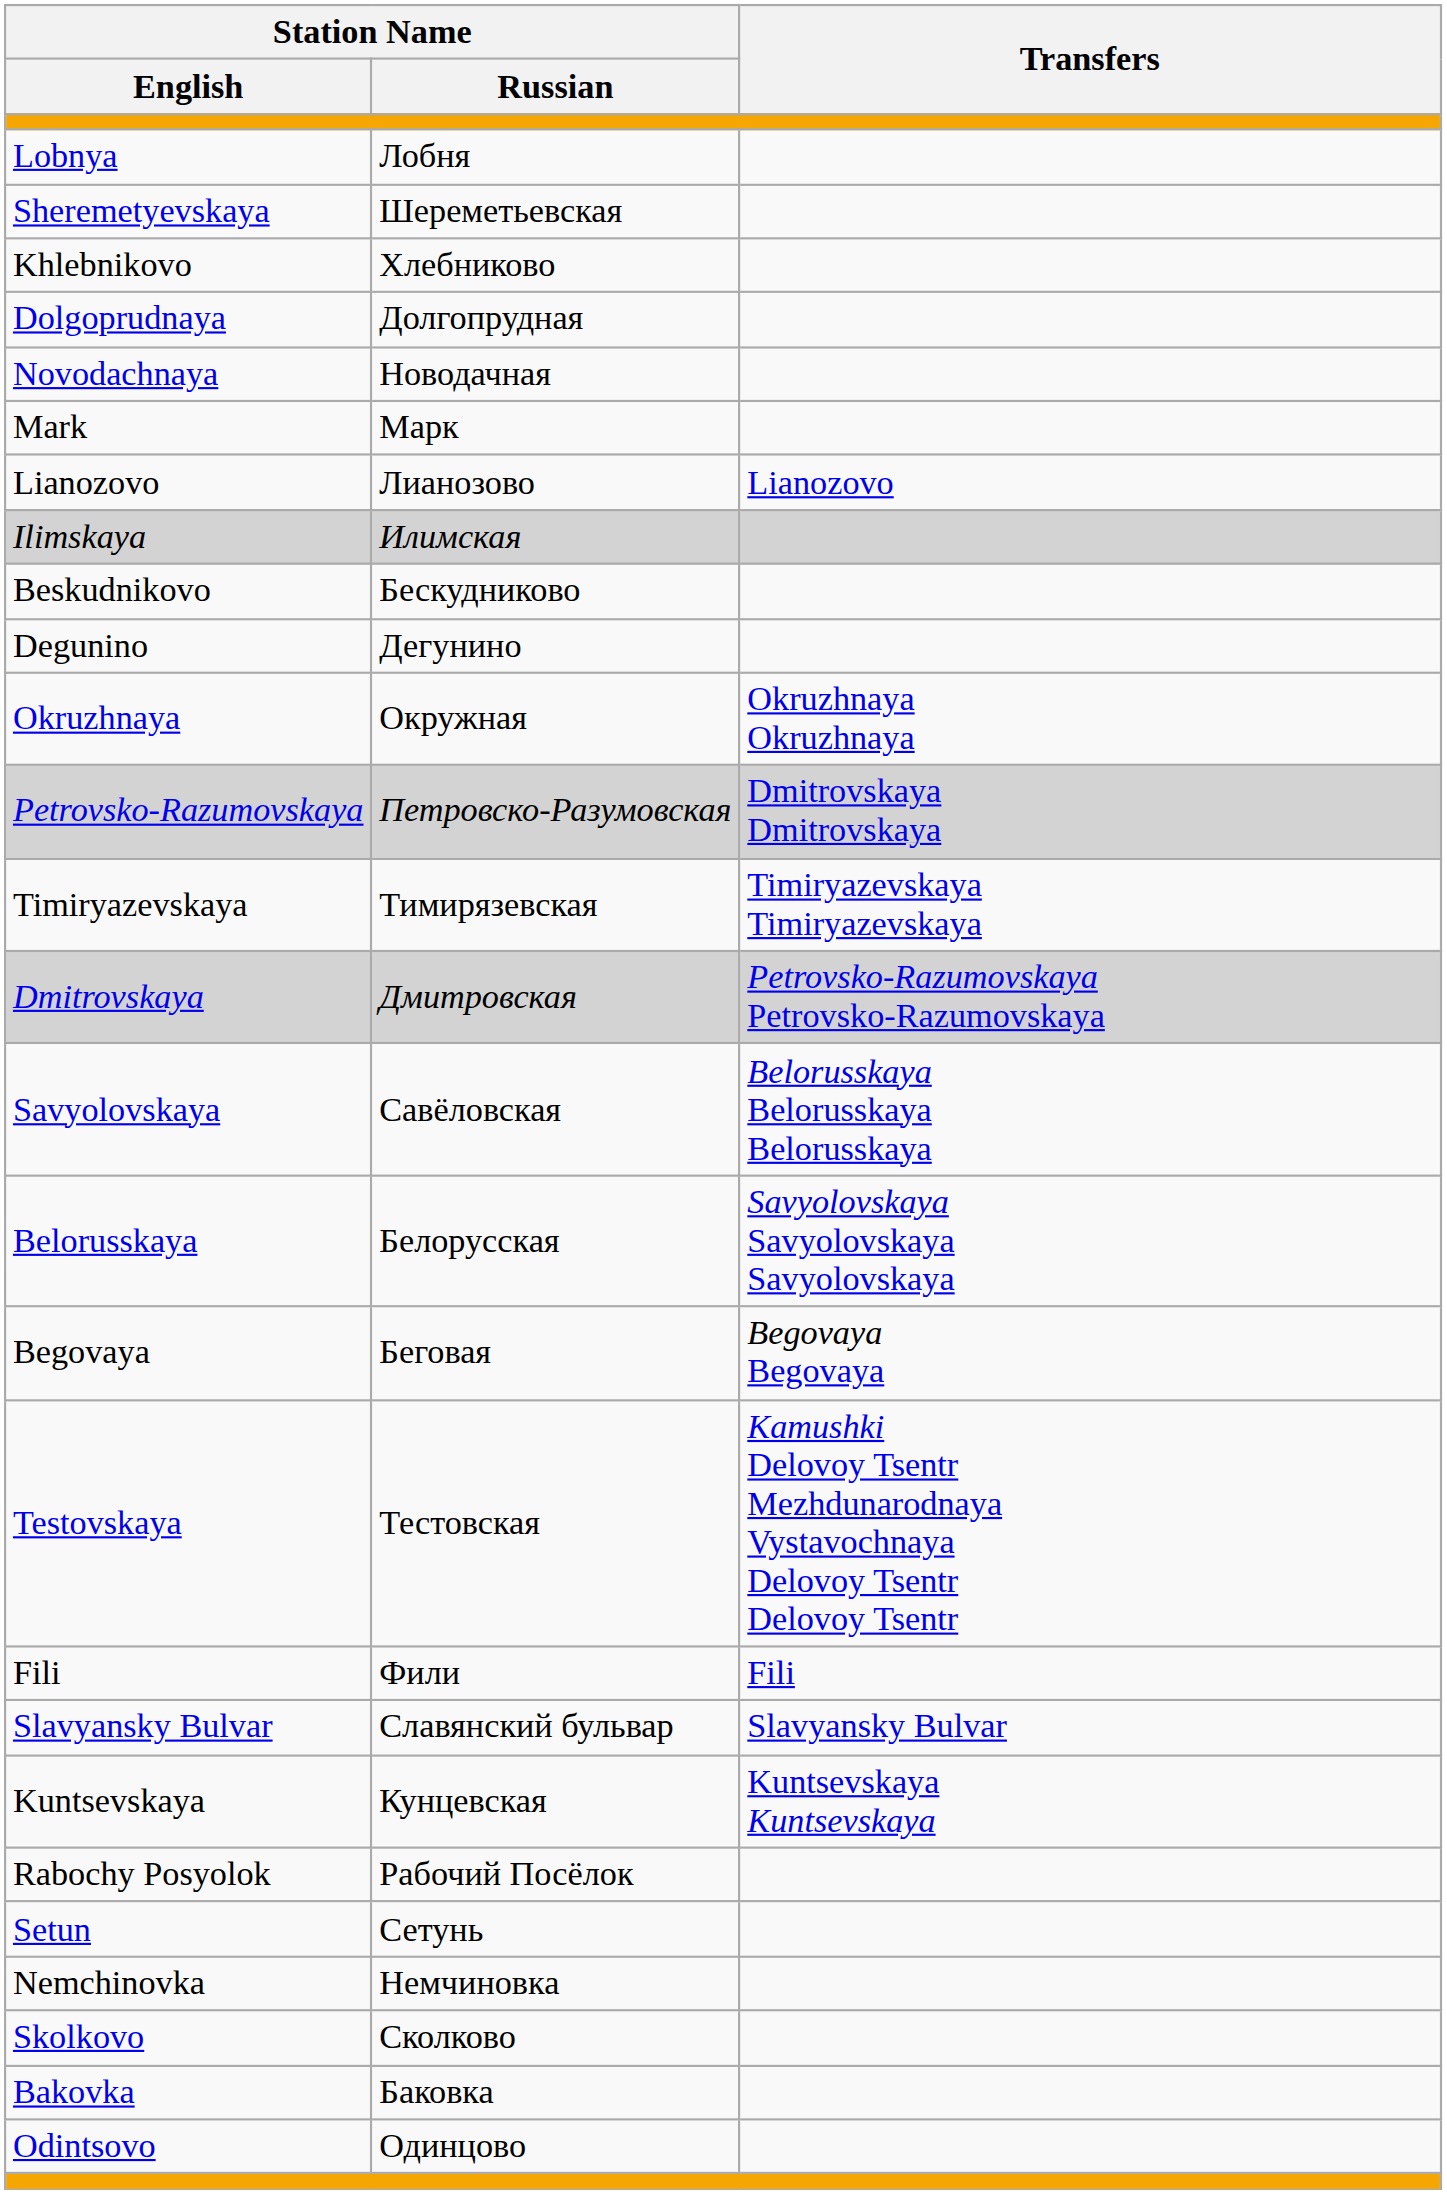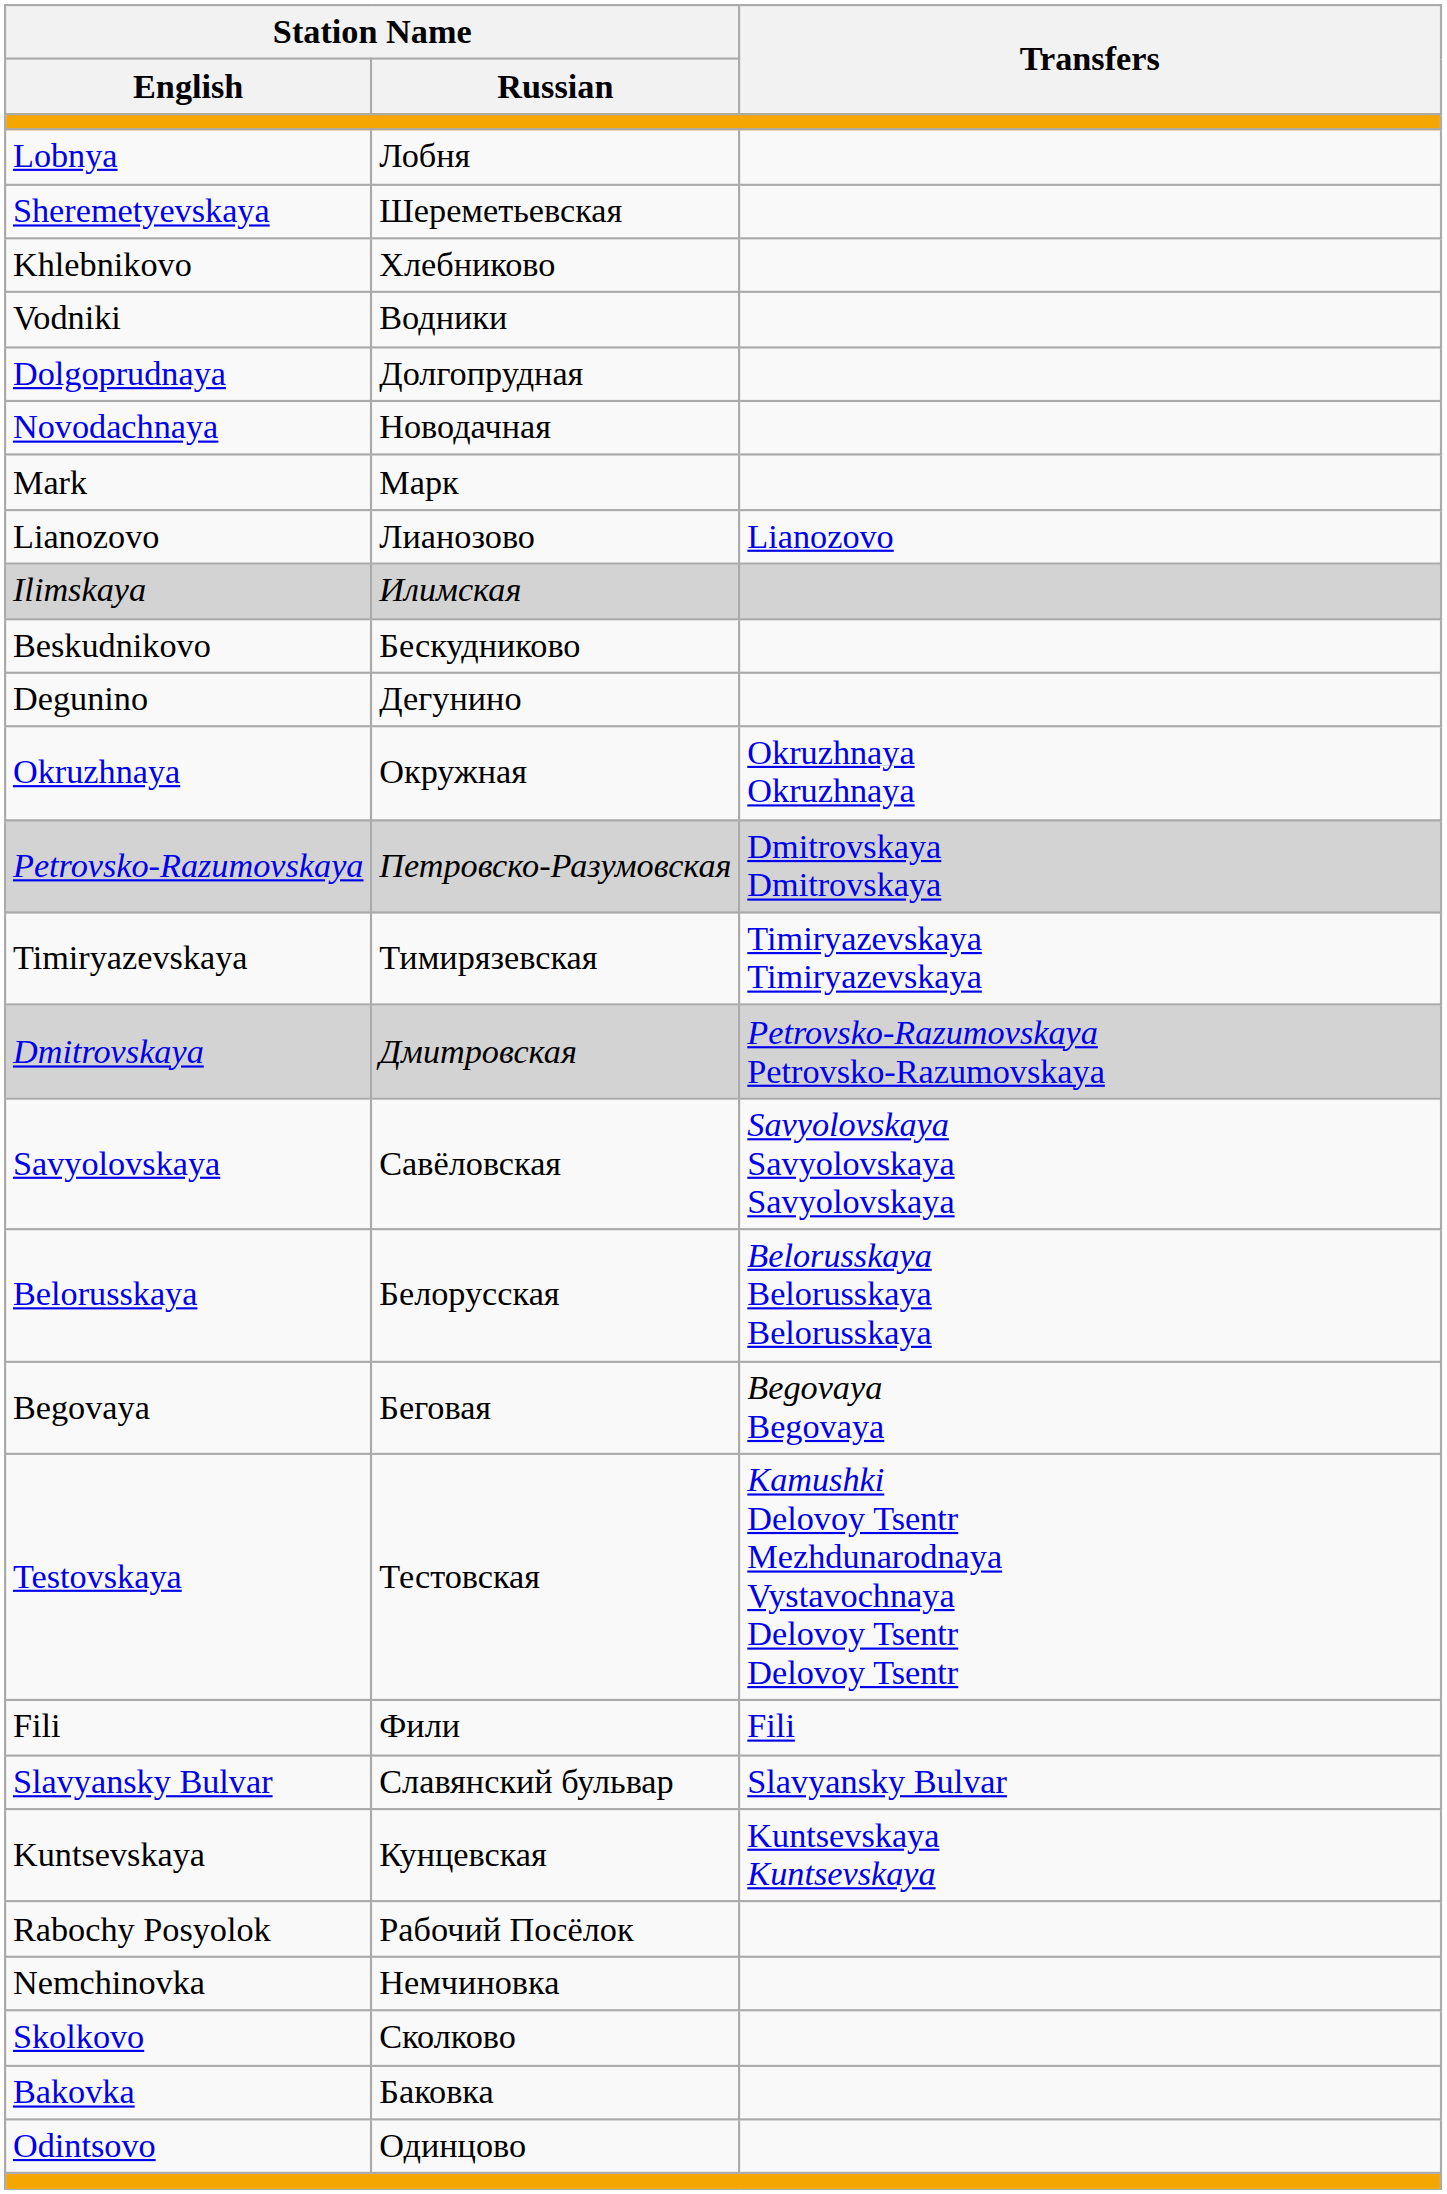+ row: (67, 318)
(840, 1108) Belorusskaya Belorusskaya Belorusskaya -> (851, 1163) Savyolovskaya Savyolovskaya Savyolovskaya
(851, 1240) Savyolovskaya Savyolovskaya Savyolovskaya -> (840, 1294) Belorusskaya Belorusskaya Belorusskaya
- row: (52, 1928)
